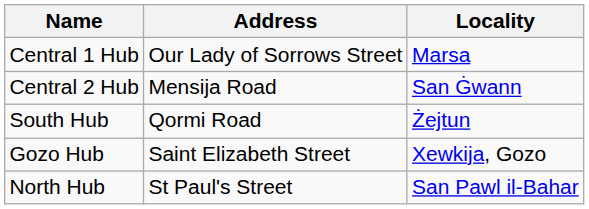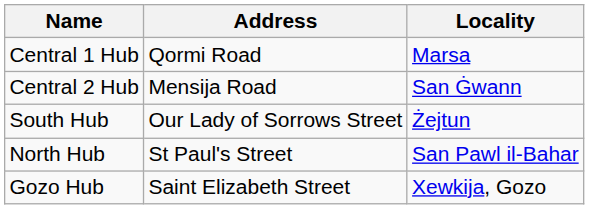(275, 54) Our Lady of Sorrows Street -> (205, 54) Qormi Road
(205, 120) Qormi Road -> (275, 120) Our Lady of Sorrows Street
rows swapped: (57, 187) <-> (57, 154)
